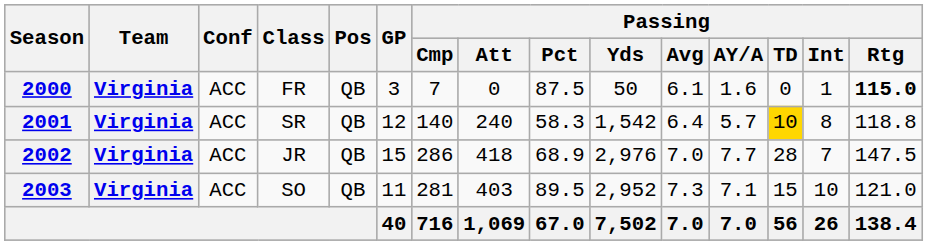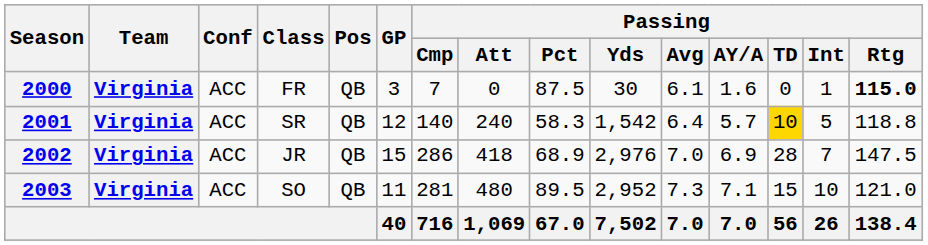(626, 89) 50 -> (626, 89) 30
(826, 123) 8 -> (826, 123) 5
(738, 156) 7.7 -> (738, 156) 6.9
(494, 190) 403 -> (494, 190) 480
